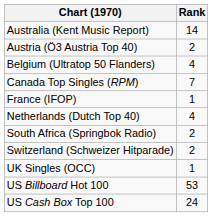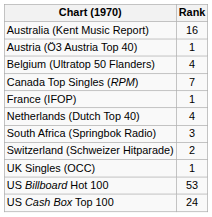(192, 30) 14 -> (192, 30) 16
(192, 47) 2 -> (192, 47) 1
(192, 133) 2 -> (192, 133) 3
